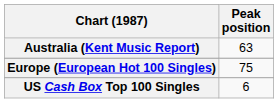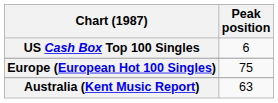rows swapped: (112, 48) <-> (112, 87)
